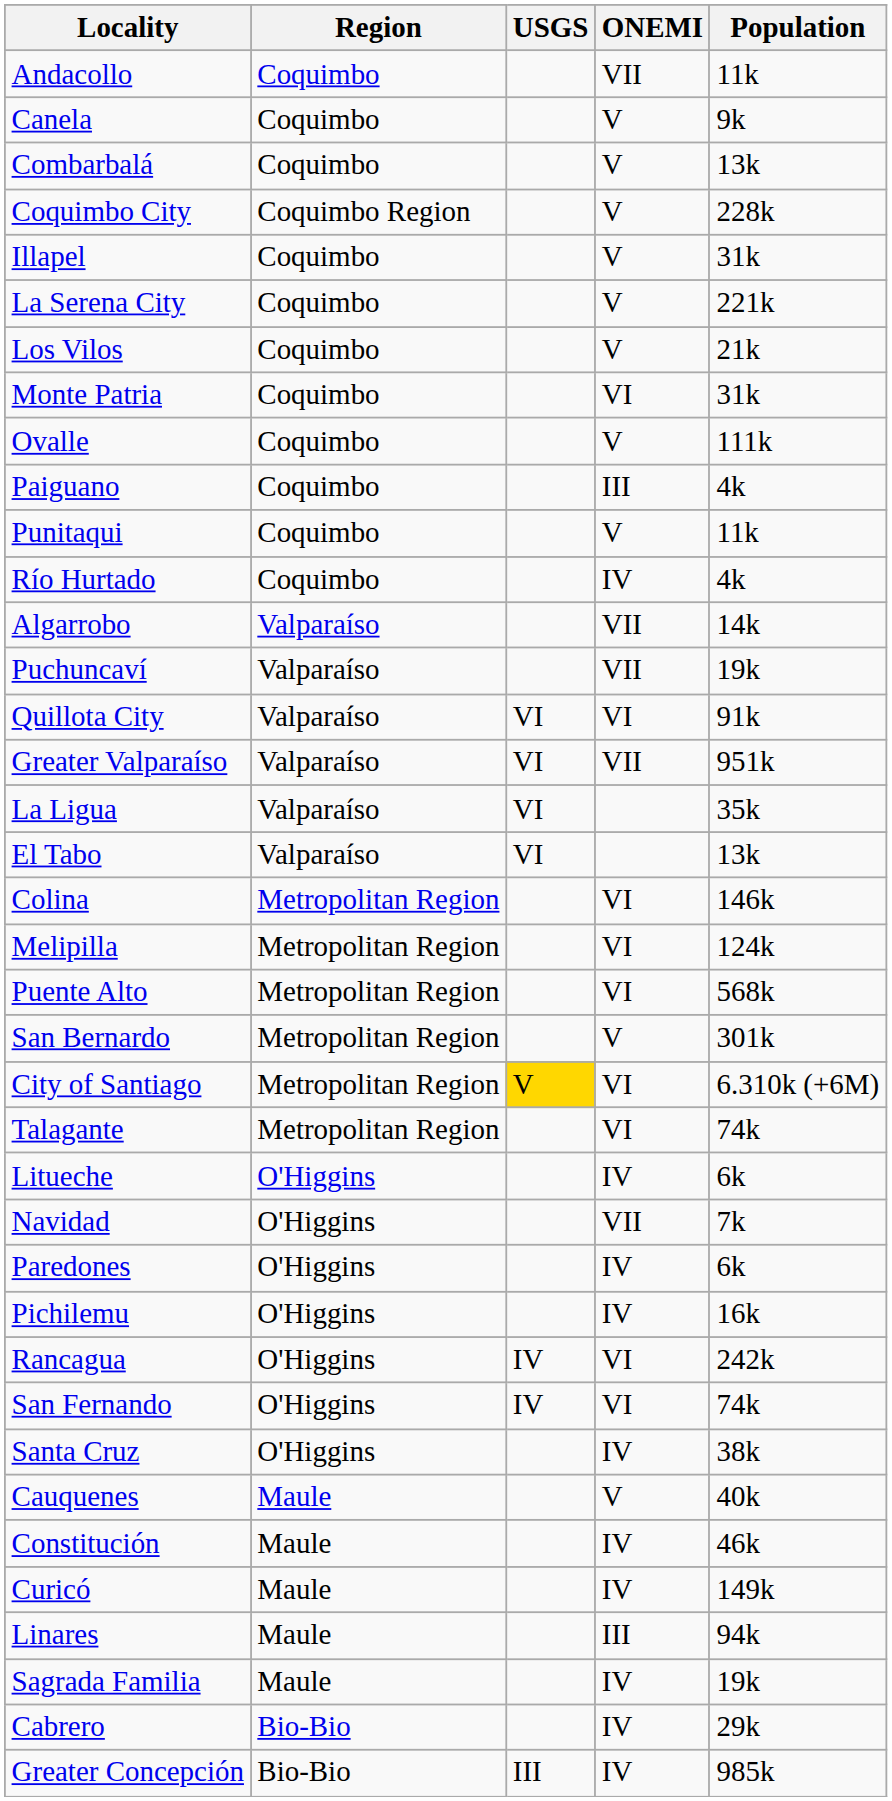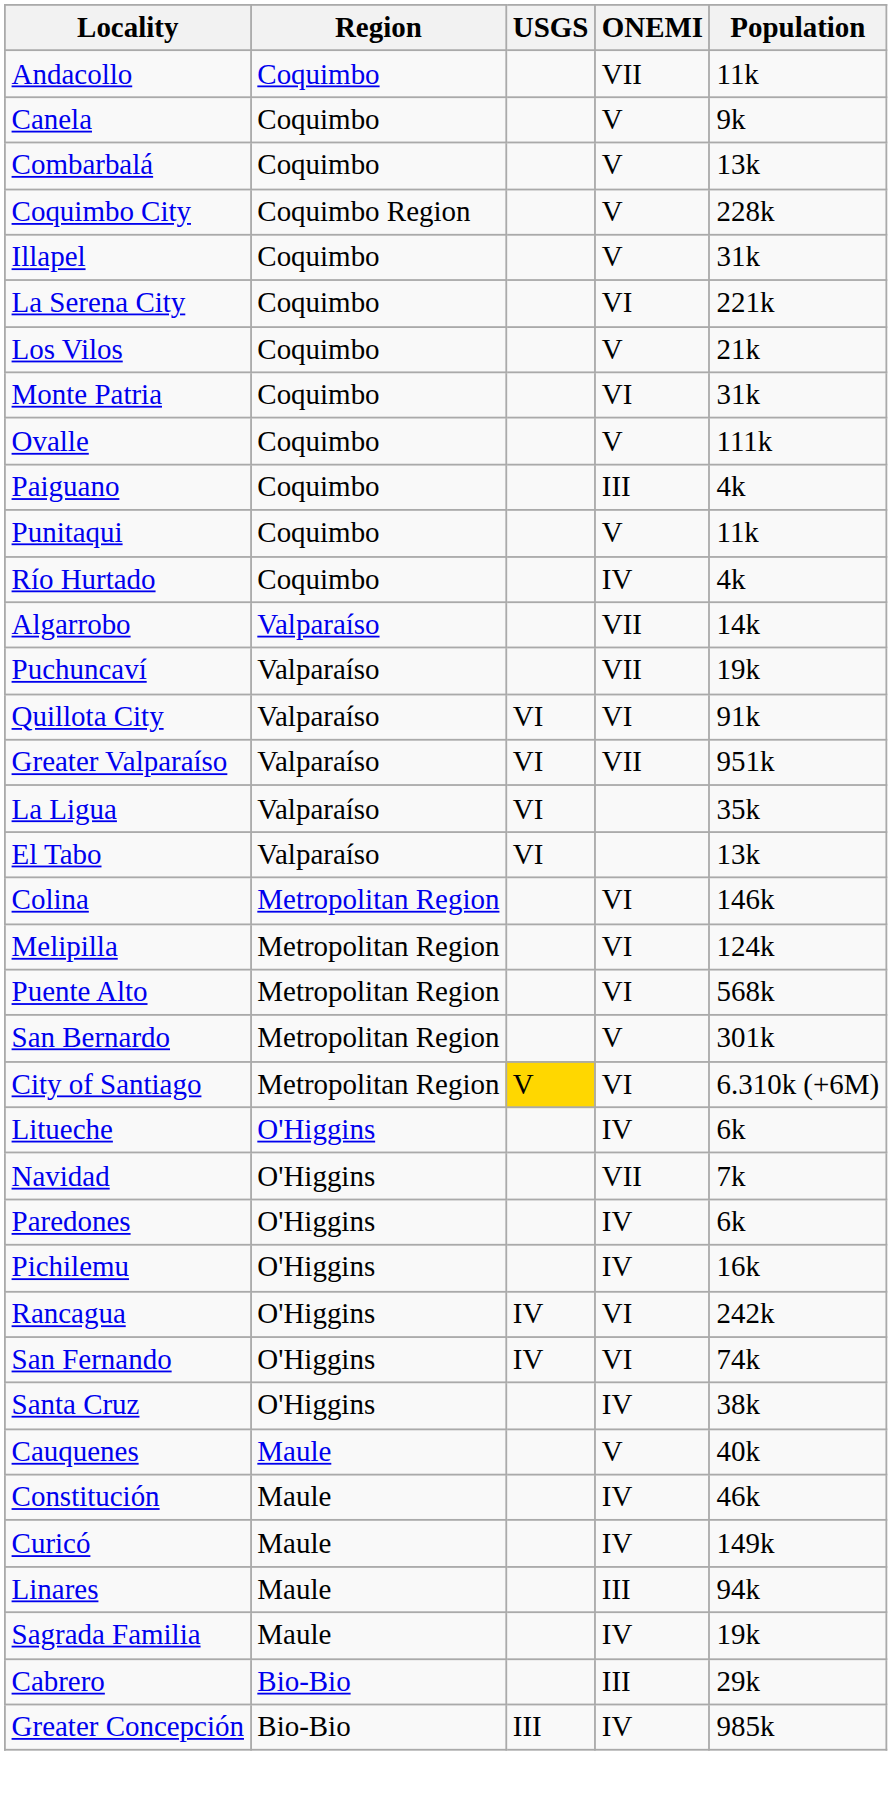(612, 303) V -> (617, 303) VI
- row: (68, 1129)
(617, 1726) IV -> (616, 1680) III
